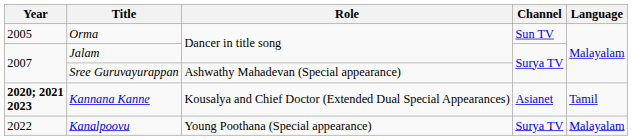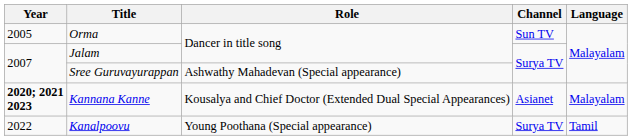(583, 99) Tamil -> (597, 99) Malayalam
(597, 125) Malayalam -> (583, 125) Tamil
